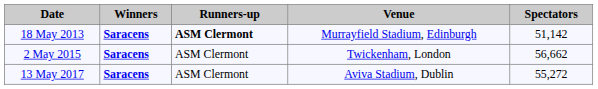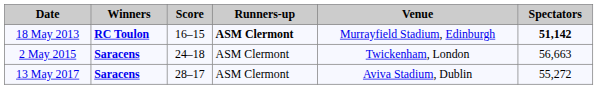+ column: (190, 14)
(126, 34) Saracens -> (122, 34) RC Toulon
(551, 34) normal -> (555, 34) bold
(551, 54) 56,662 -> (555, 54) 56,663
